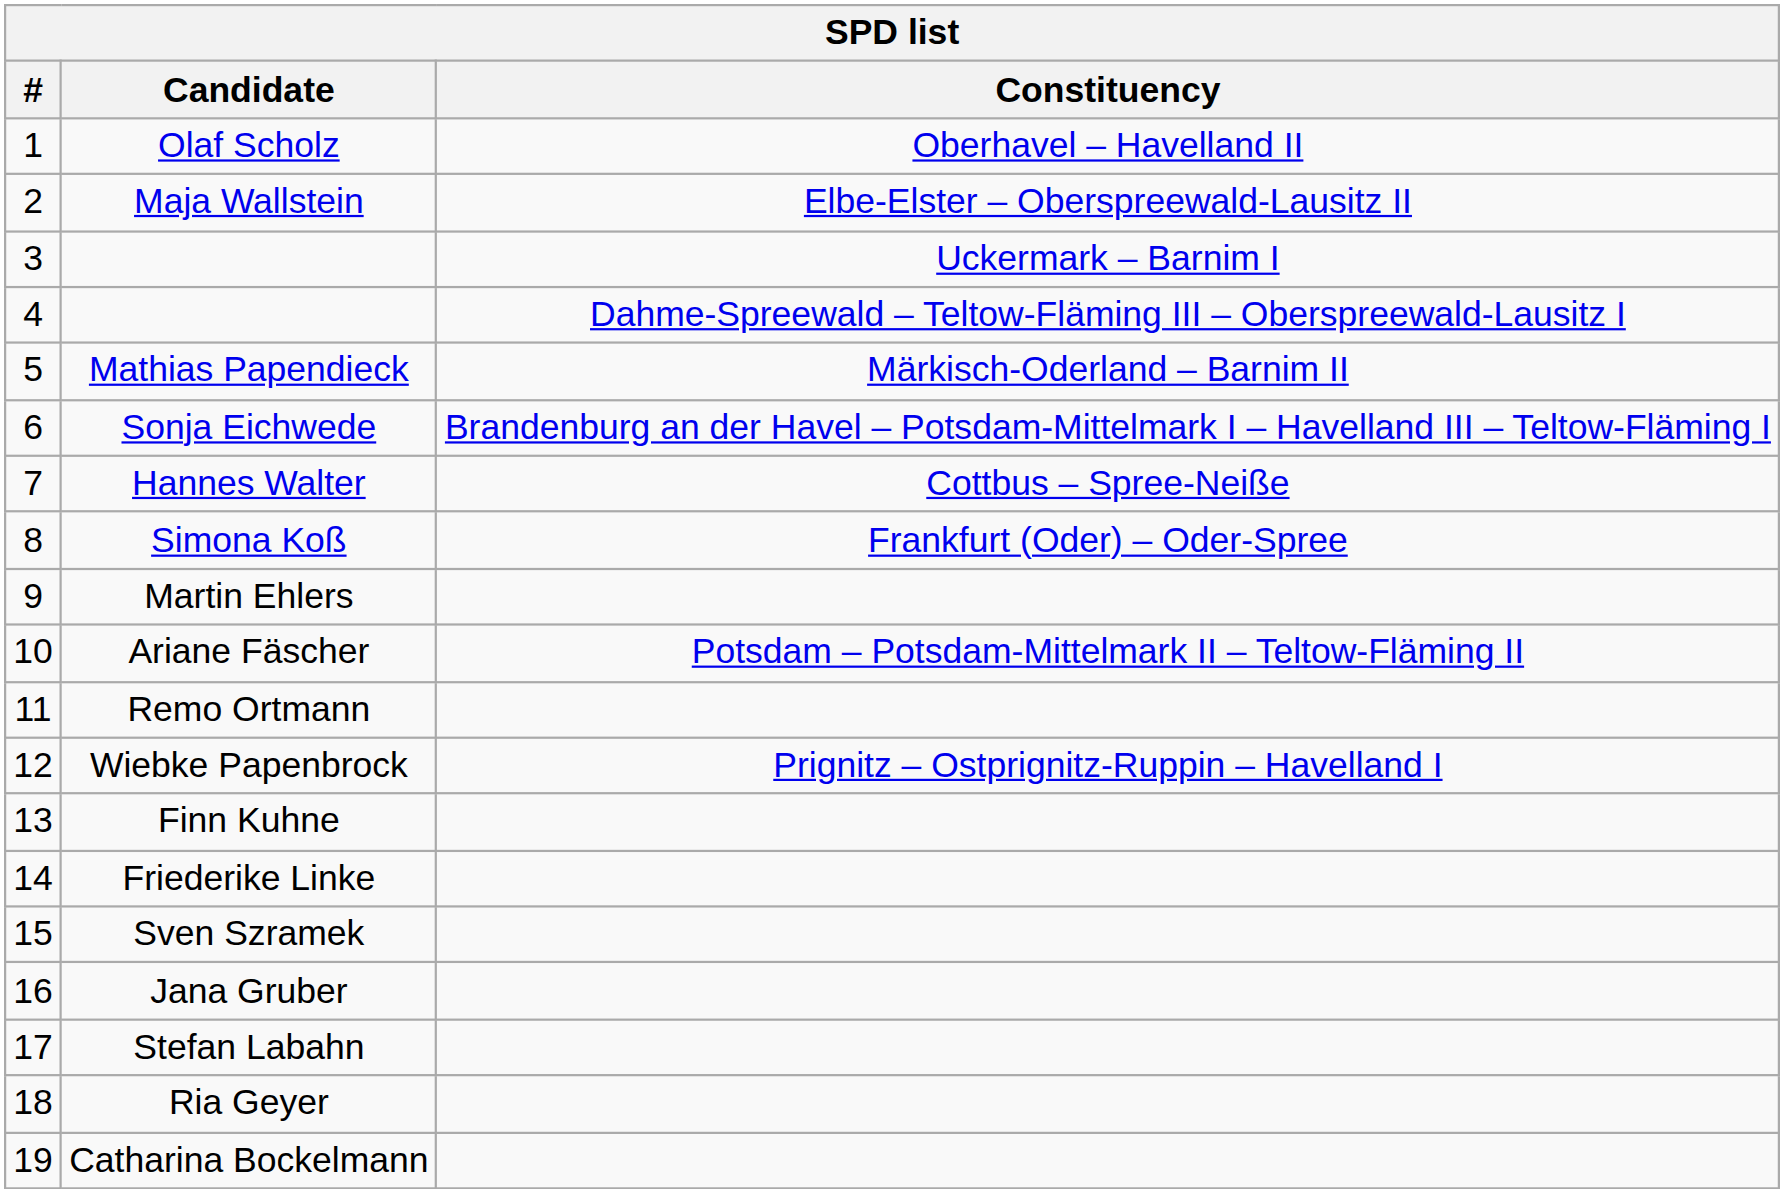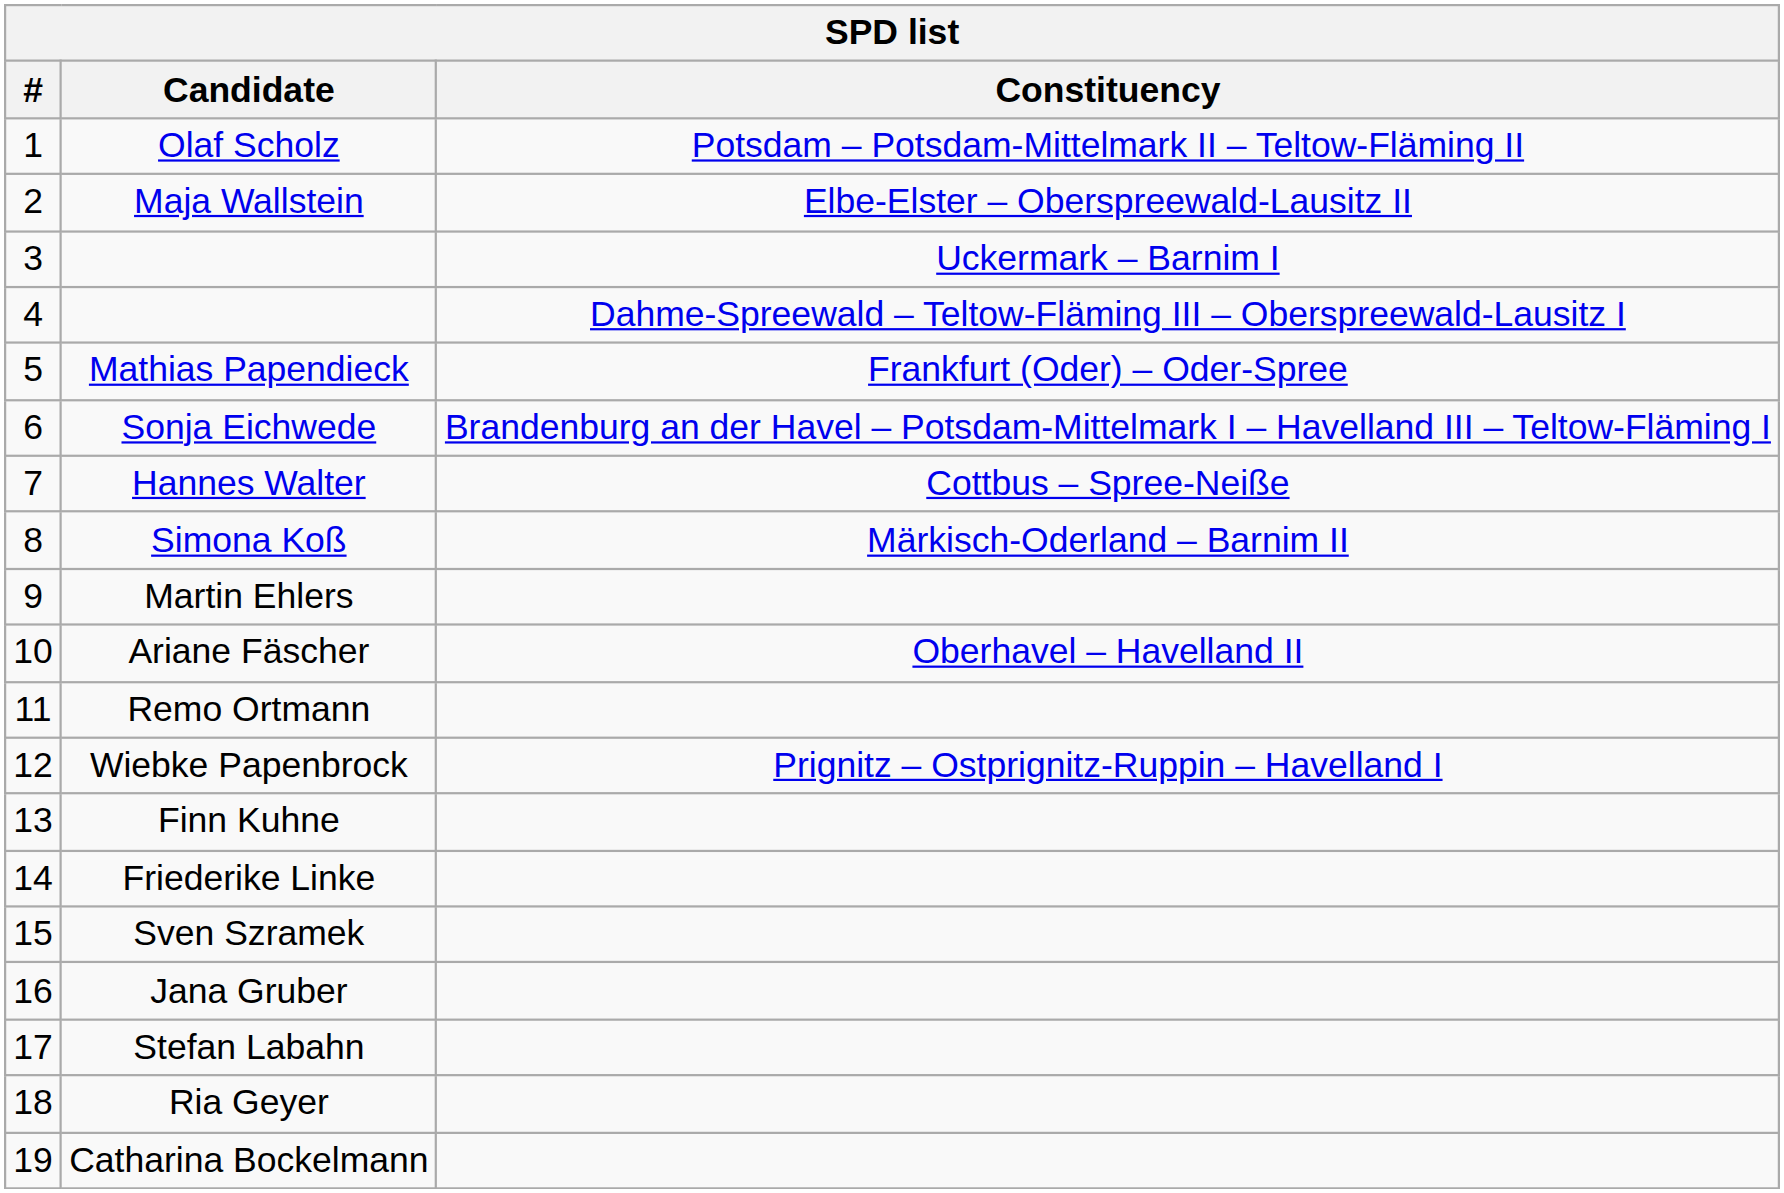(1108, 145) Oberhavel – Havelland II -> (1108, 145) Potsdam – Potsdam-Mittelmark II – Teltow-Fläming II
(1108, 370) Märkisch-Oderland – Barnim II -> (1108, 370) Frankfurt (Oder) – Oder-Spree
(1108, 539) Frankfurt (Oder) – Oder-Spree -> (1108, 539) Märkisch-Oderland – Barnim II
(1108, 652) Potsdam – Potsdam-Mittelmark II – Teltow-Fläming II -> (1108, 652) Oberhavel – Havelland II
